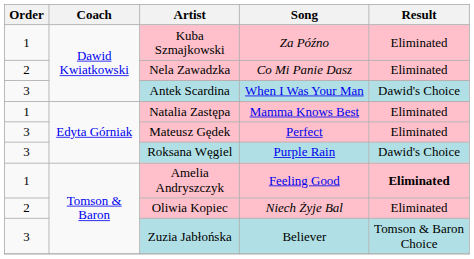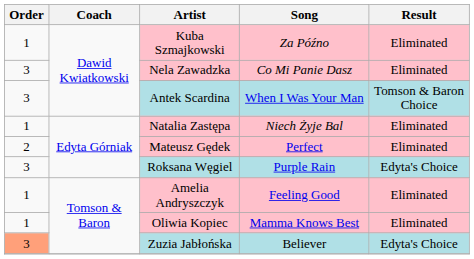(27, 70) 2 -> (27, 70) 3
(419, 91) Dawid's Choice -> (419, 98) Tomson & Baron Choice
(304, 111) Mamma Knows Best -> (304, 126) Niech Żyje Bal
(27, 132) 3 -> (27, 146) 2
(419, 152) Dawid's Choice -> (419, 167) Edyta's Choice
(419, 180) bold -> (419, 195) normal
(27, 208) 2 -> (27, 222) 1
(304, 208) Niech Żyje Bal -> (304, 222) Mamma Knows Best
(27, 236) no background -> (27, 243) lightsalmon background
(419, 236) Tomson & Baron Choice -> (419, 243) Edyta's Choice
